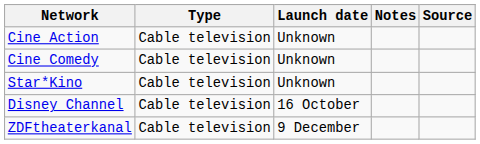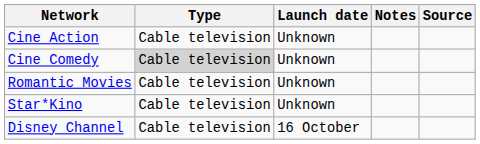(205, 61) no background -> (205, 61) lightgrey background
+ row: (70, 83)
- row: (70, 128)
